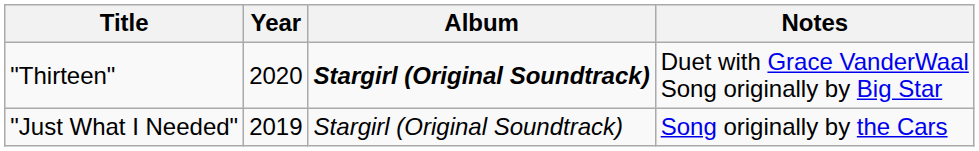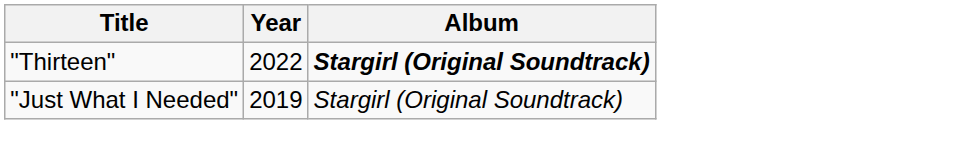- column: (815, 23)
(276, 75) 2020 -> (276, 61) 2022
